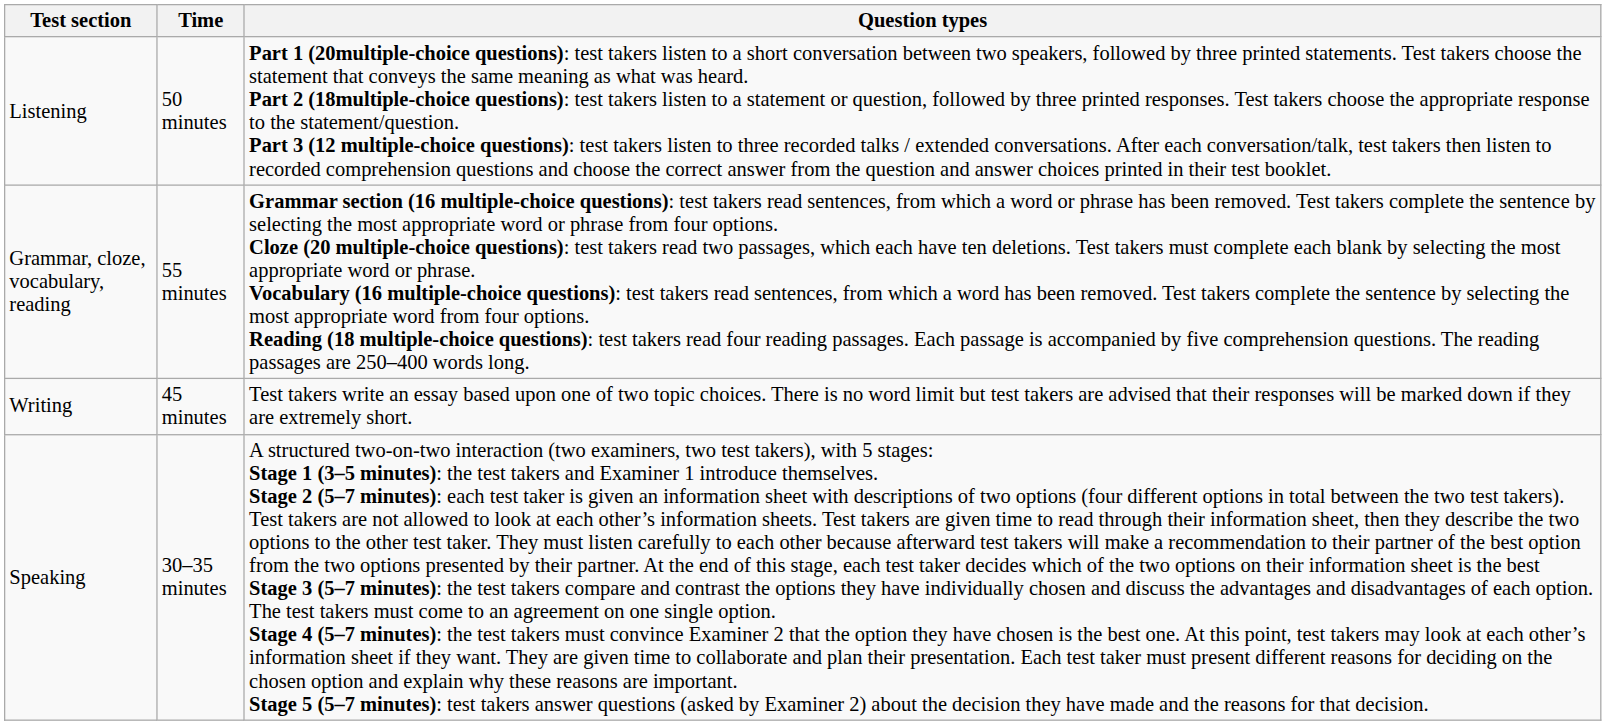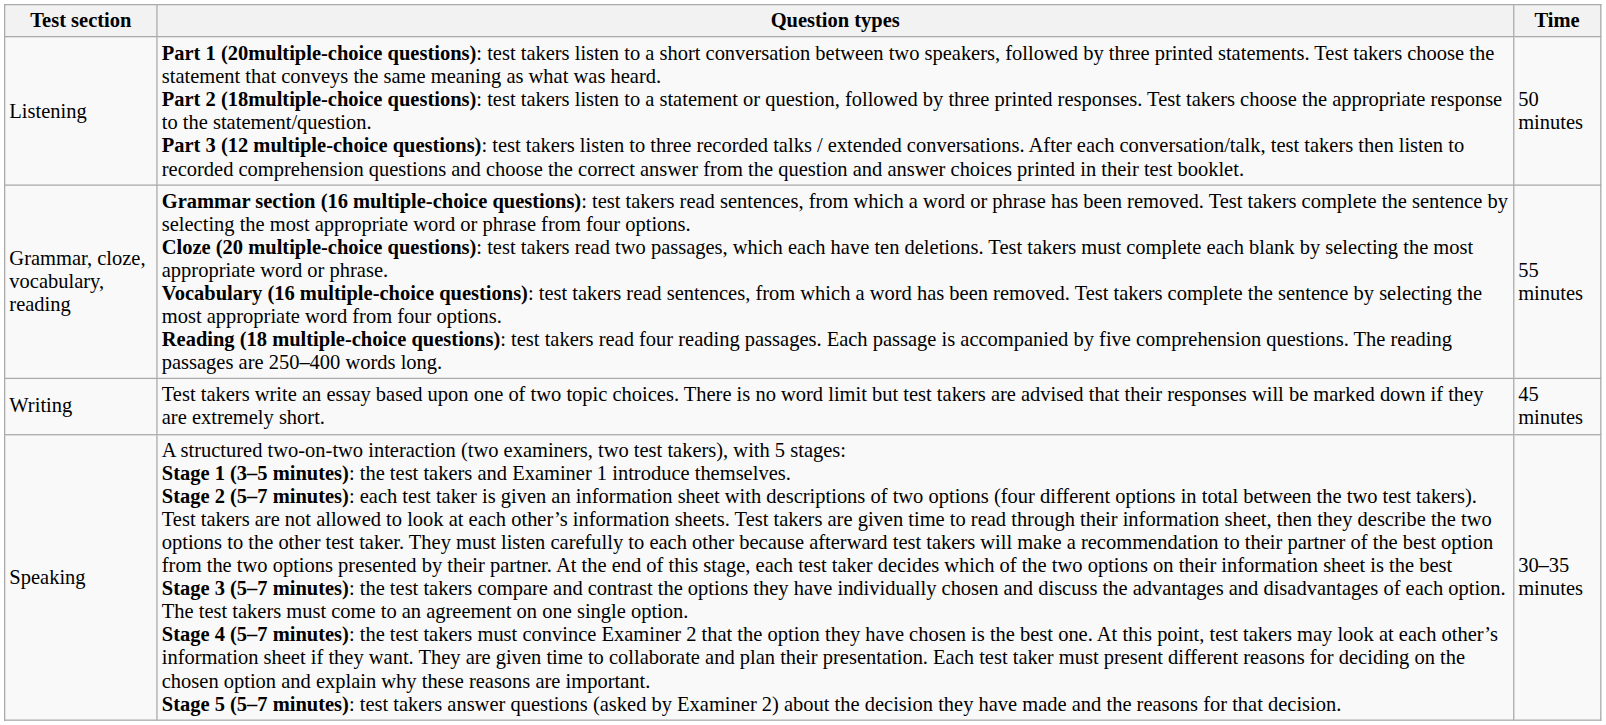columns swapped: (201, 20) <-> (923, 20)
